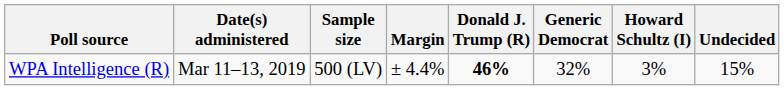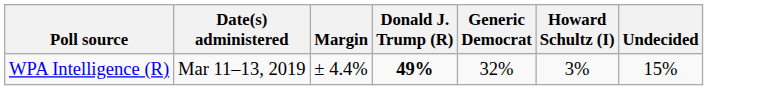- column: (348, 29)
(491, 69) 46% -> (415, 69) 49%
